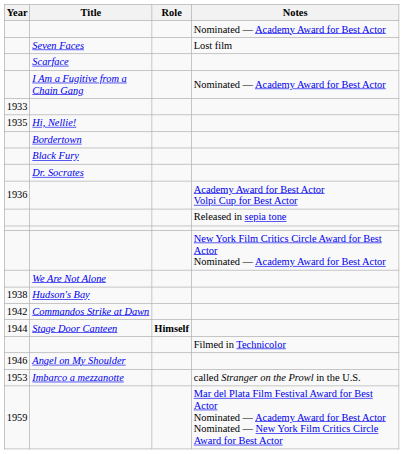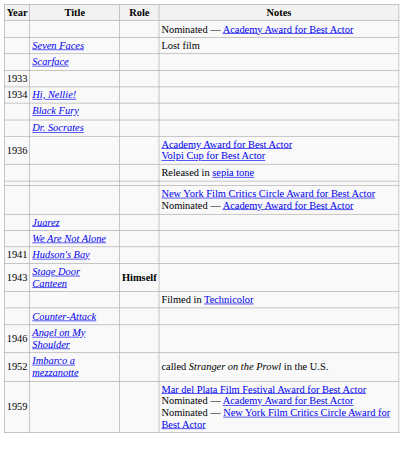- row: (80, 84)
(17, 123) 1935 -> (17, 95) 1934
- row: (57, 139)
+ row: (46, 222)
(17, 295) 1938 -> (17, 255) 1941
- row: (91, 311)
(17, 328) 1944 -> (17, 277) 1943
+ row: (64, 316)
(17, 377) 1953 -> (17, 367) 1952
